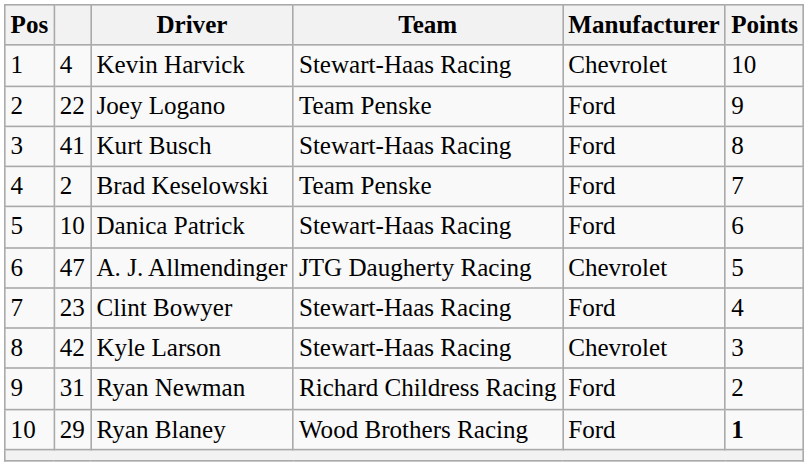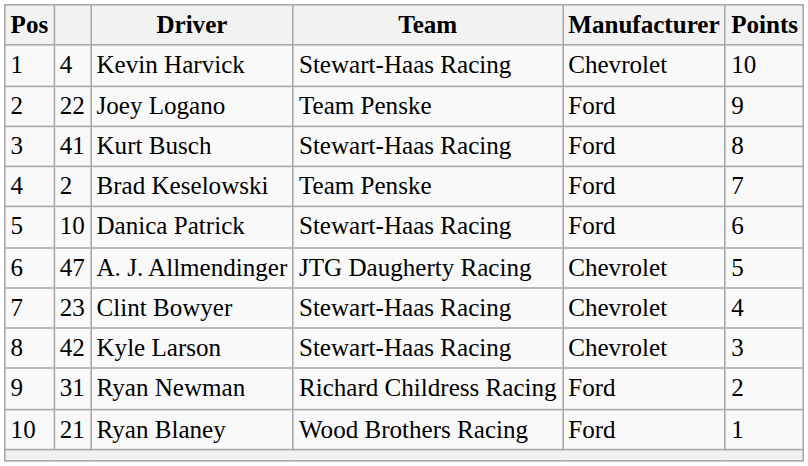(592, 307) Ford -> (618, 307) Chevrolet
(72, 428) 29 -> (72, 428) 21
(737, 428) bold -> (737, 428) normal
